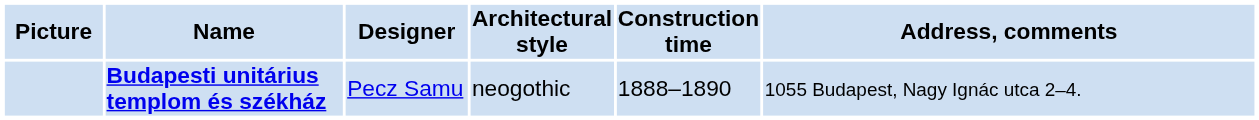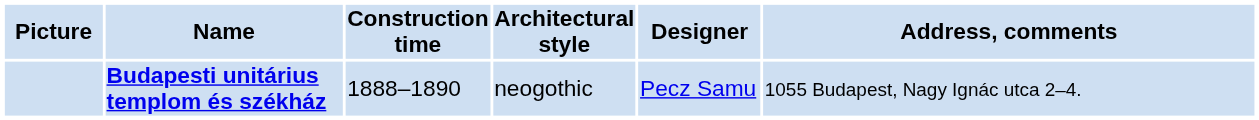columns swapped: (688, 31) <-> (407, 31)
